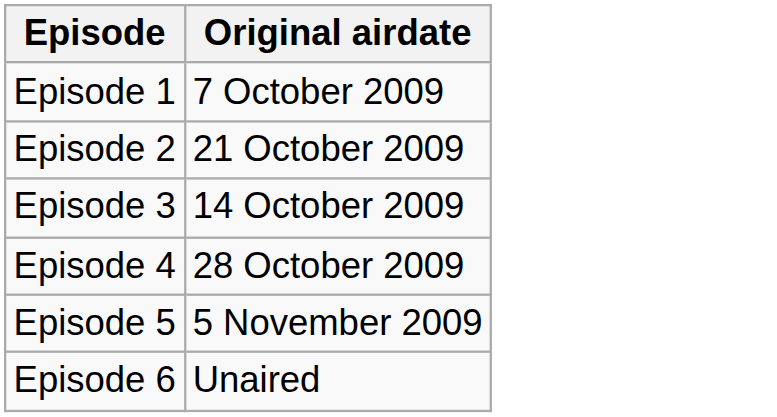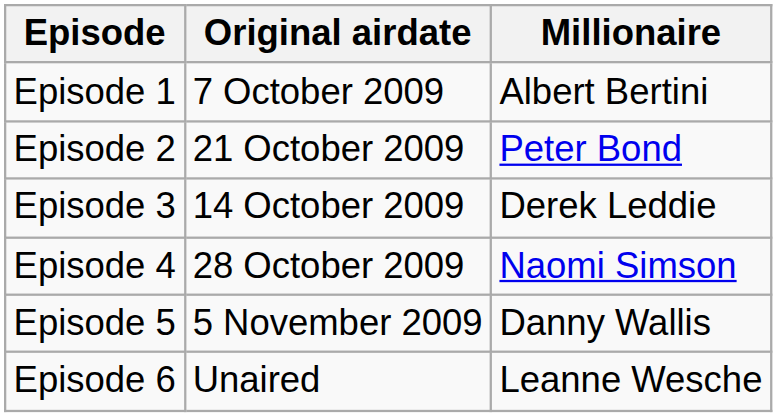+ column: (631, 33)
